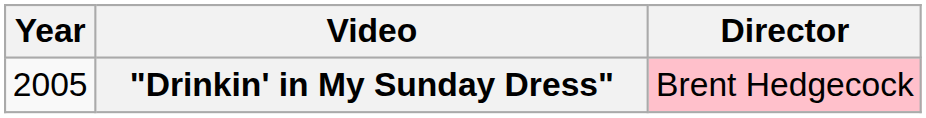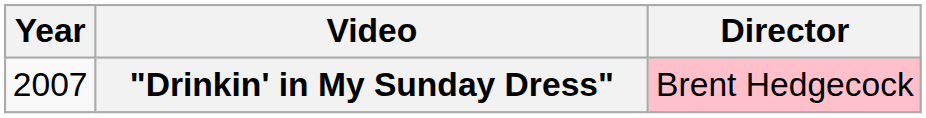(50, 84) 2005 -> (50, 84) 2007
